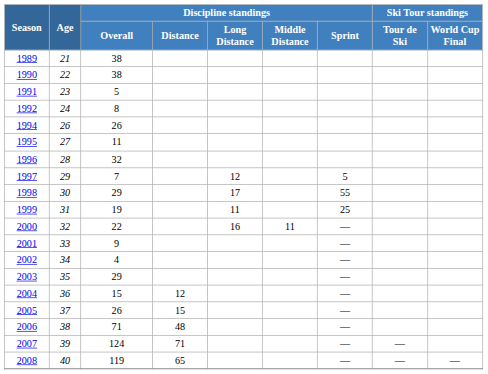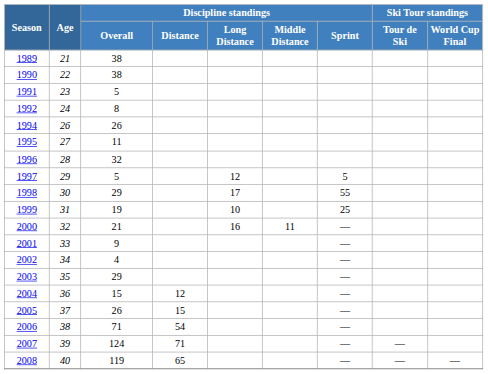(117, 176) 7 -> (117, 176) 5
(235, 209) 11 -> (235, 209) 10
(117, 226) 22 -> (117, 226) 21
(180, 327) 48 -> (180, 327) 54
